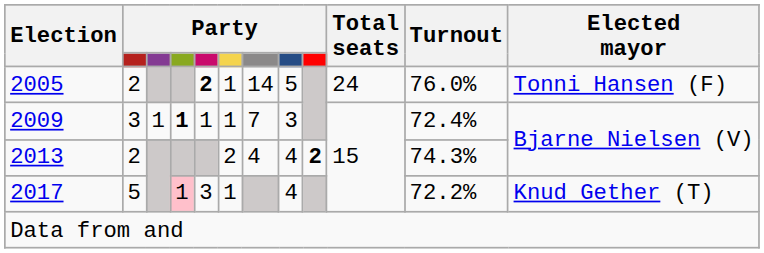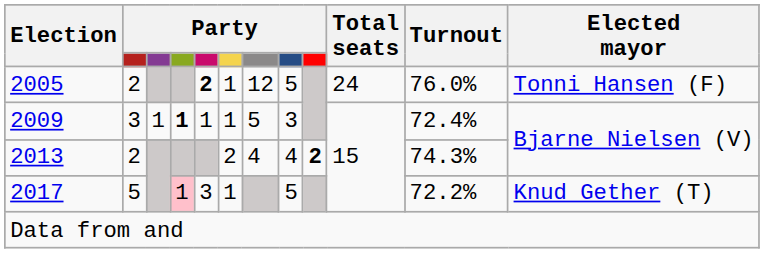(261, 85) 14 -> (261, 85) 12
(254, 121) 7 -> (254, 121) 5
(291, 194) 4 -> (291, 194) 5
